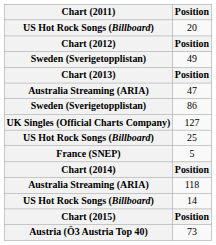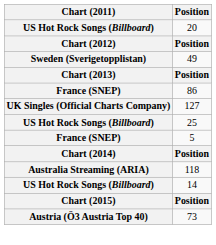- row: (192, 91)
(88, 106) Sweden (Sverigetopplistan) -> (88, 91) France (SNEP)
